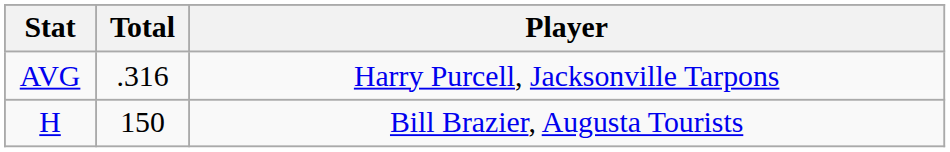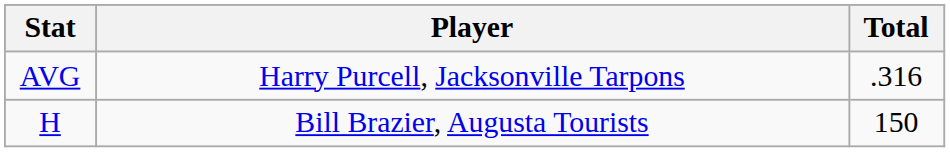columns swapped: (567, 28) <-> (142, 28)
